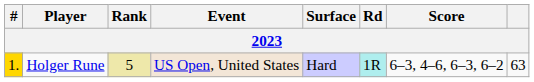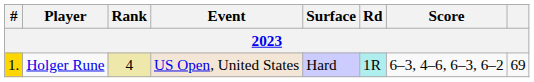(129, 64) 5 -> (129, 64) 4
(518, 64) 63 -> (518, 64) 69
